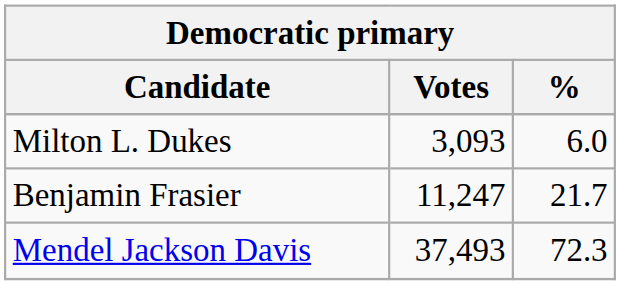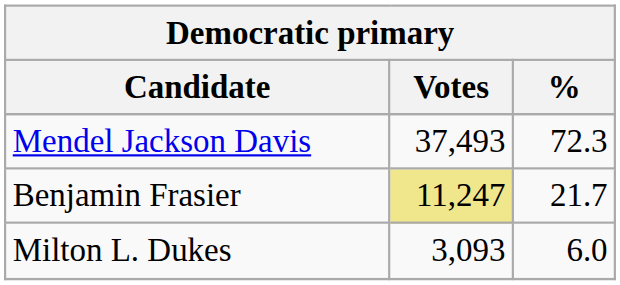rows swapped: (162, 250) <-> (122, 141)
(461, 195) no background -> (461, 195) khaki background
